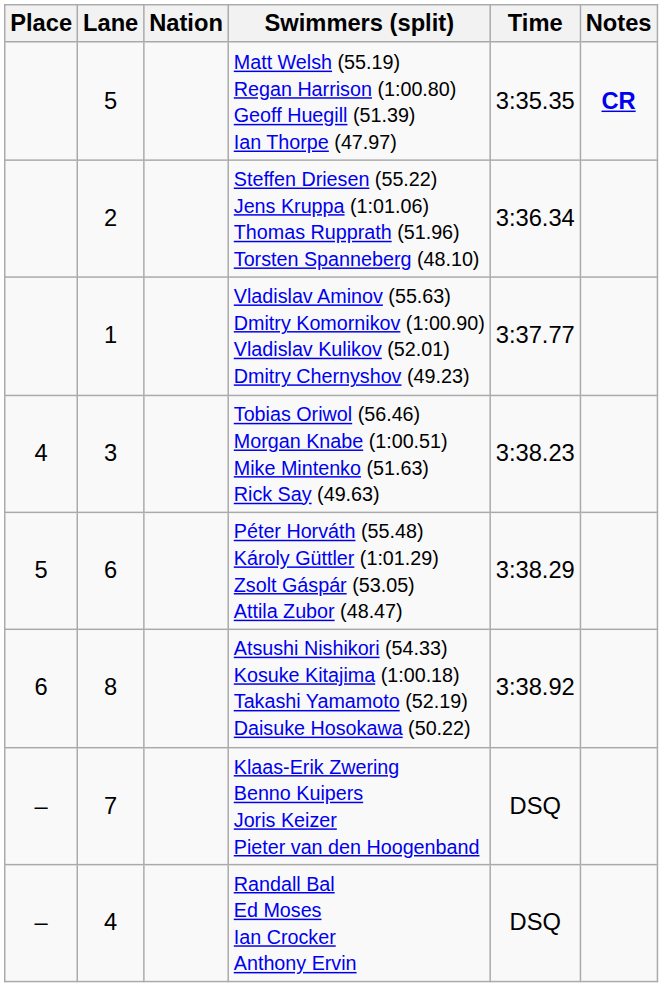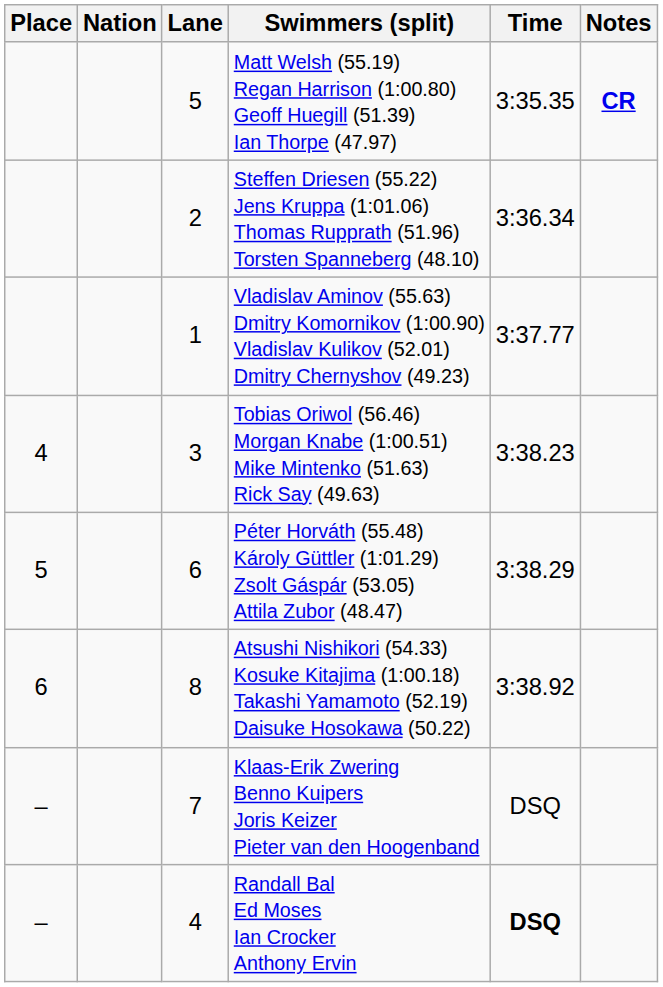columns swapped: (111, 23) <-> (186, 23)
(535, 923) normal -> (535, 923) bold
